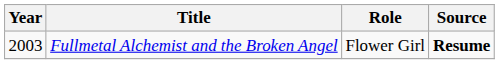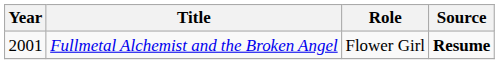(25, 44) 2003 -> (25, 44) 2001
